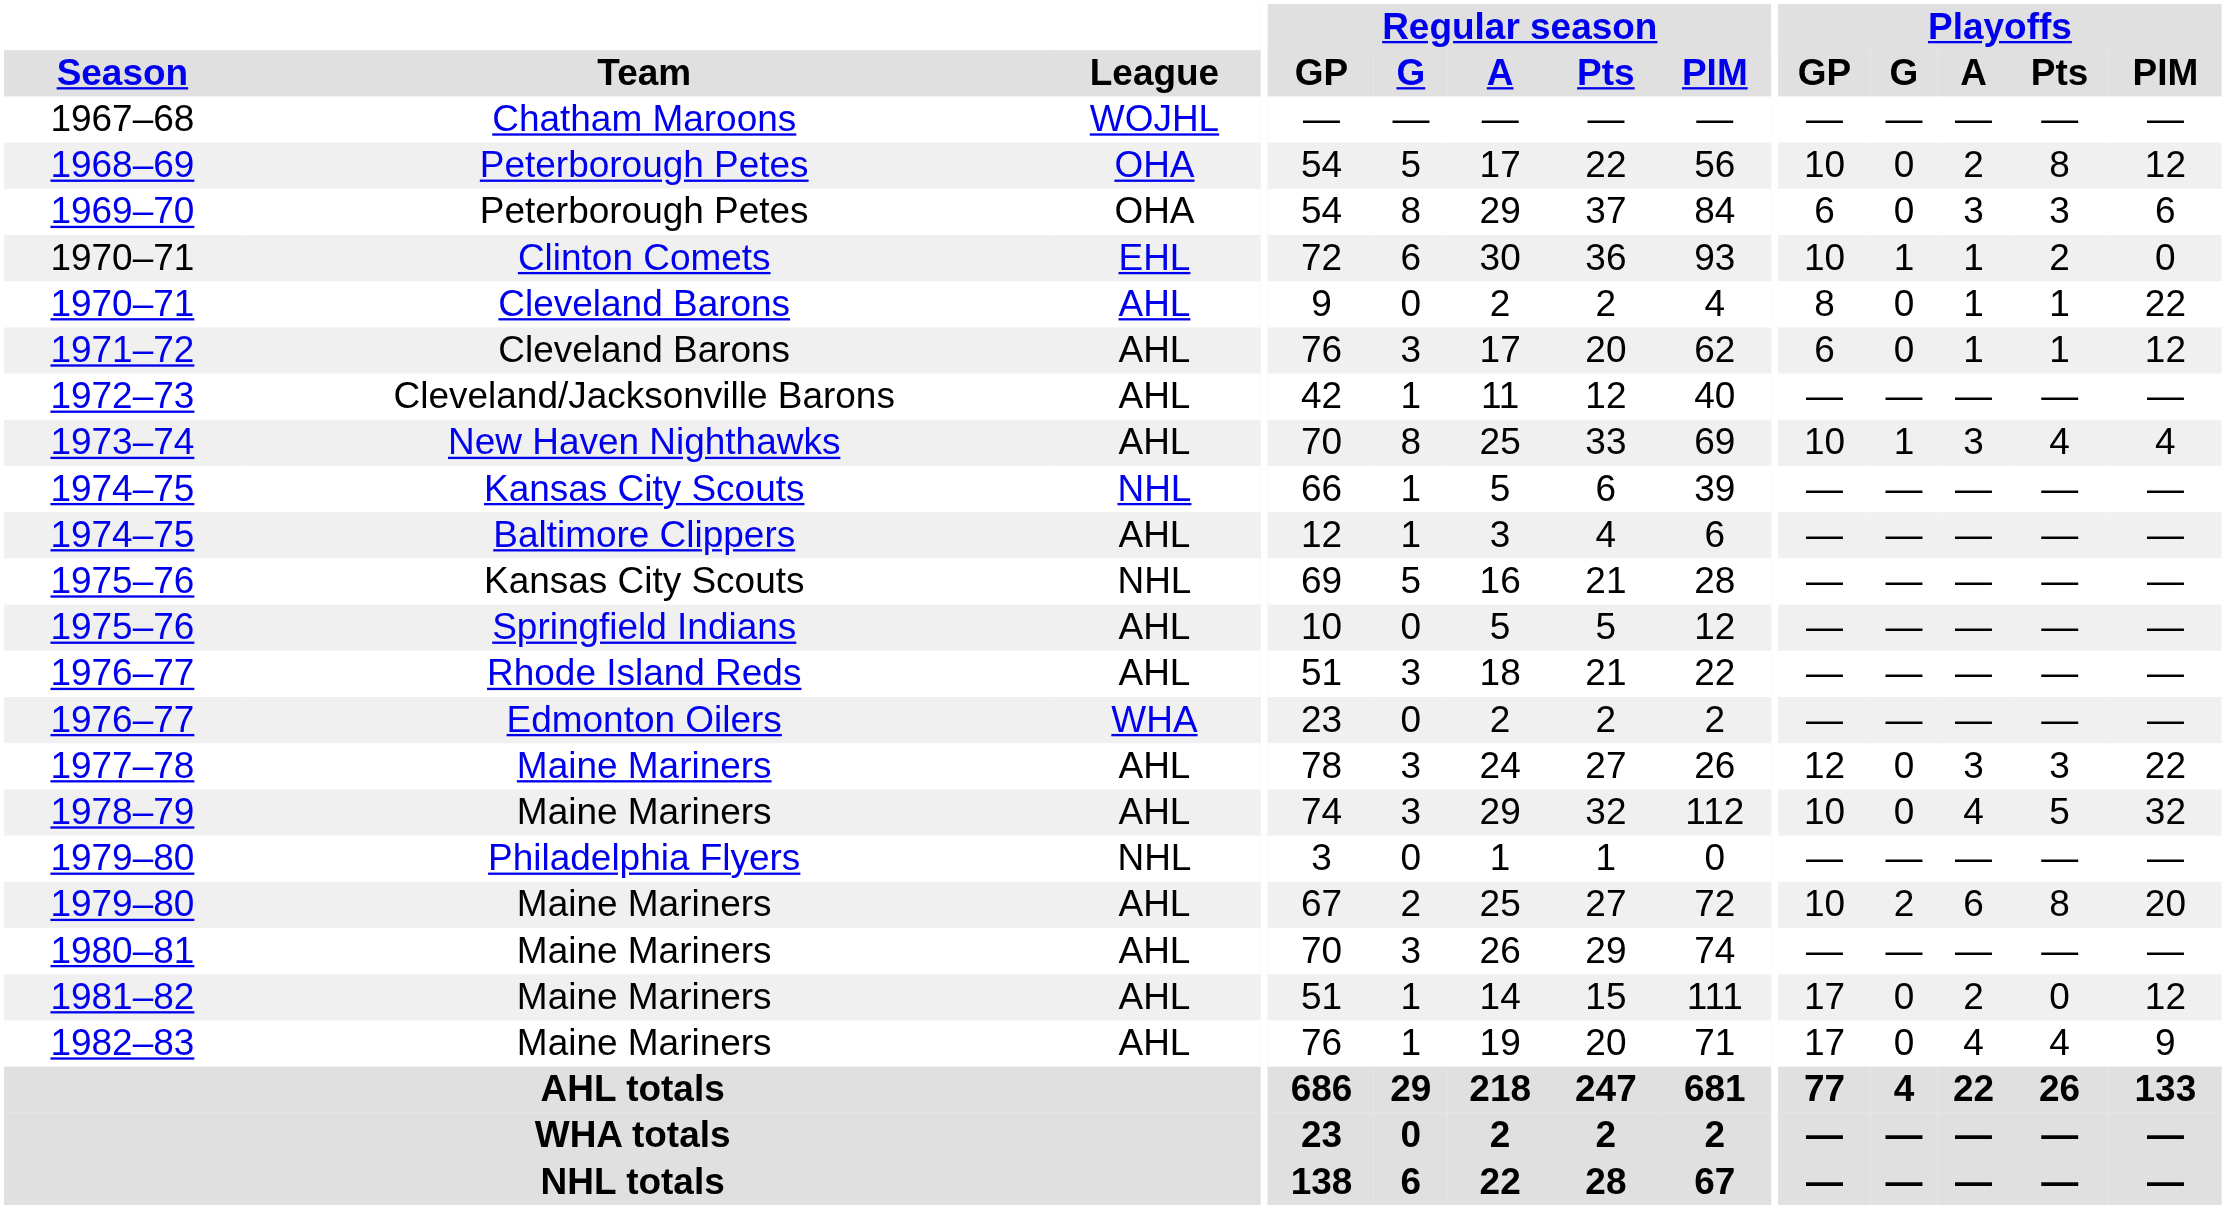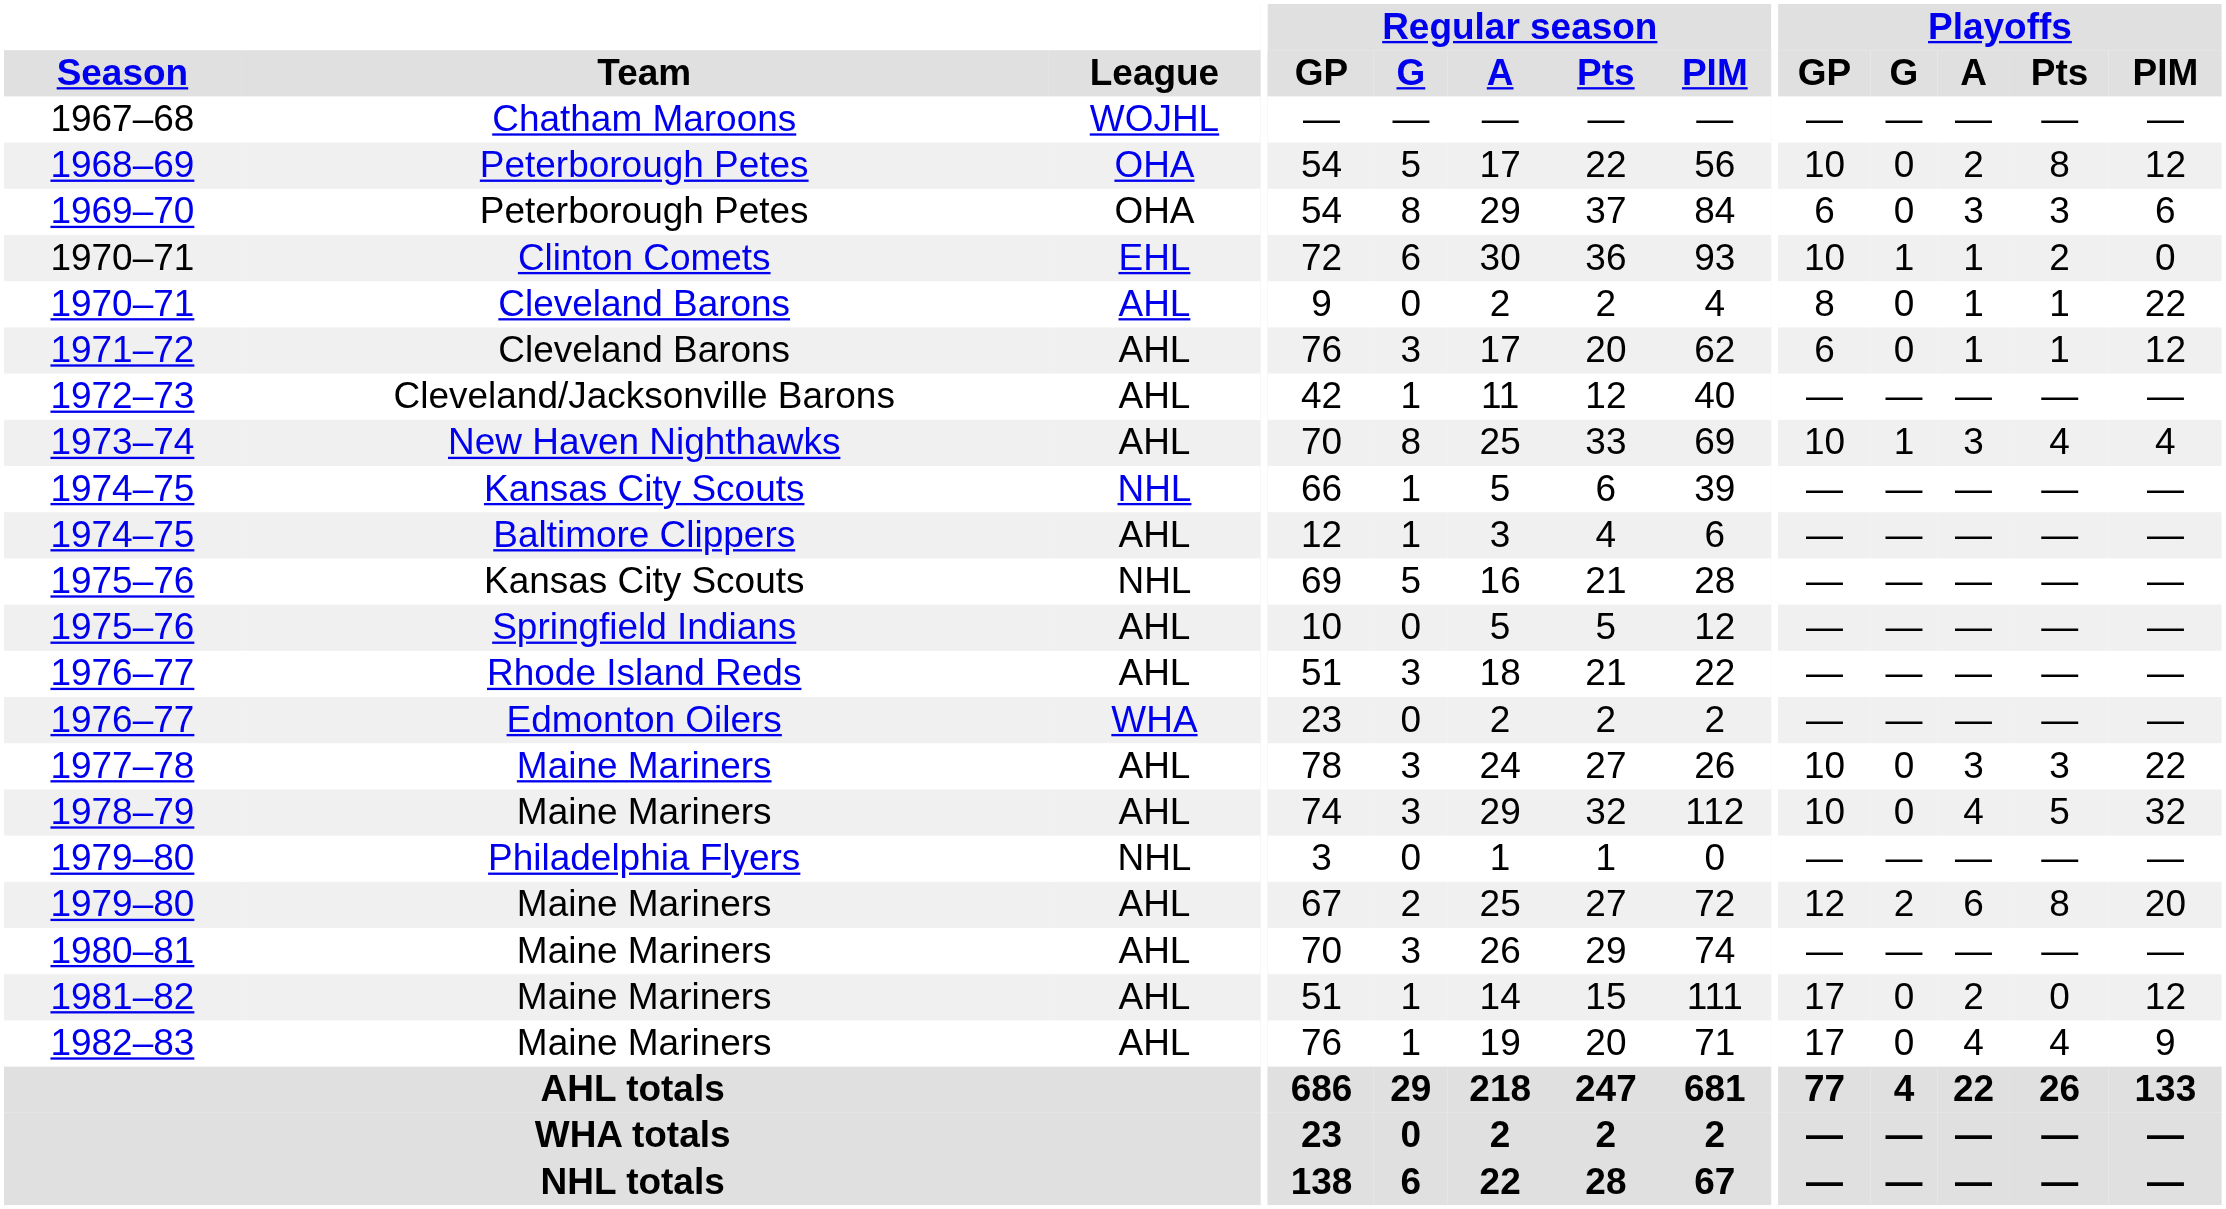(1825, 765) 12 -> (1825, 765) 10
(1825, 904) 10 -> (1825, 904) 12
